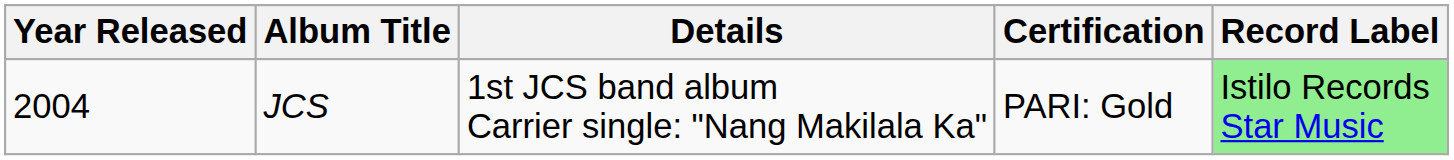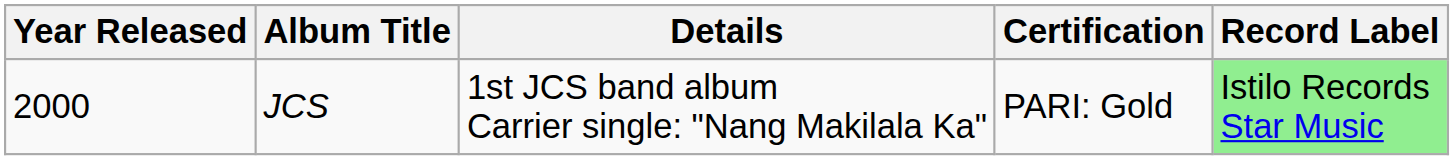(51, 106) 2004 -> (51, 106) 2000
